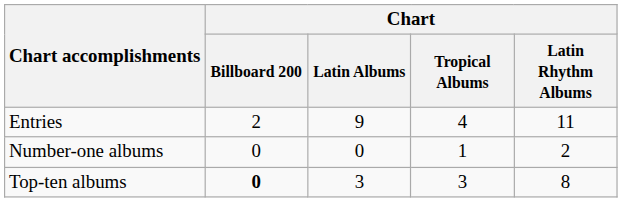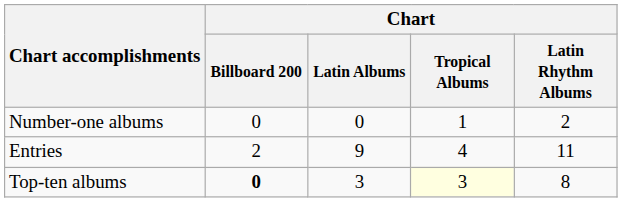rows swapped: (36, 121) <-> (86, 151)
(462, 181) no background -> (462, 181) lightyellow background
